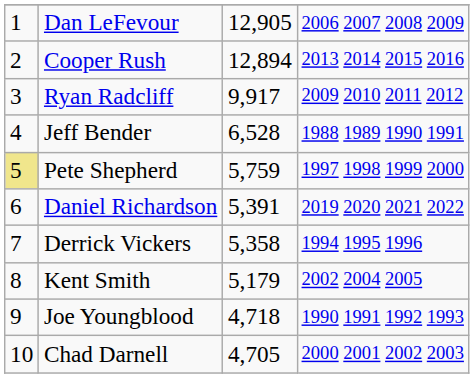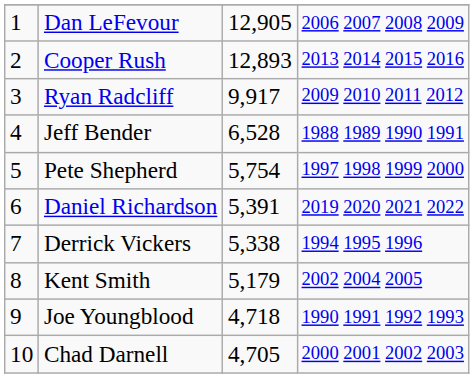(260, 59) 12,894 -> (260, 59) 12,893
(16, 170) khaki background -> (16, 170) no background
(254, 170) 5,759 -> (254, 170) 5,754
(254, 243) 5,358 -> (254, 243) 5,338
